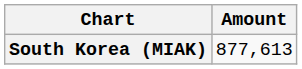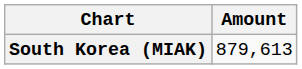(254, 50) 877,613 -> (254, 50) 879,613
